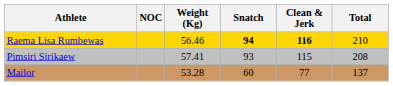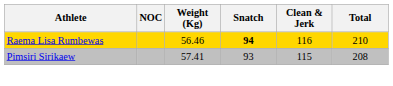(304, 40) bold -> (304, 40) normal
- row: (21, 72)
